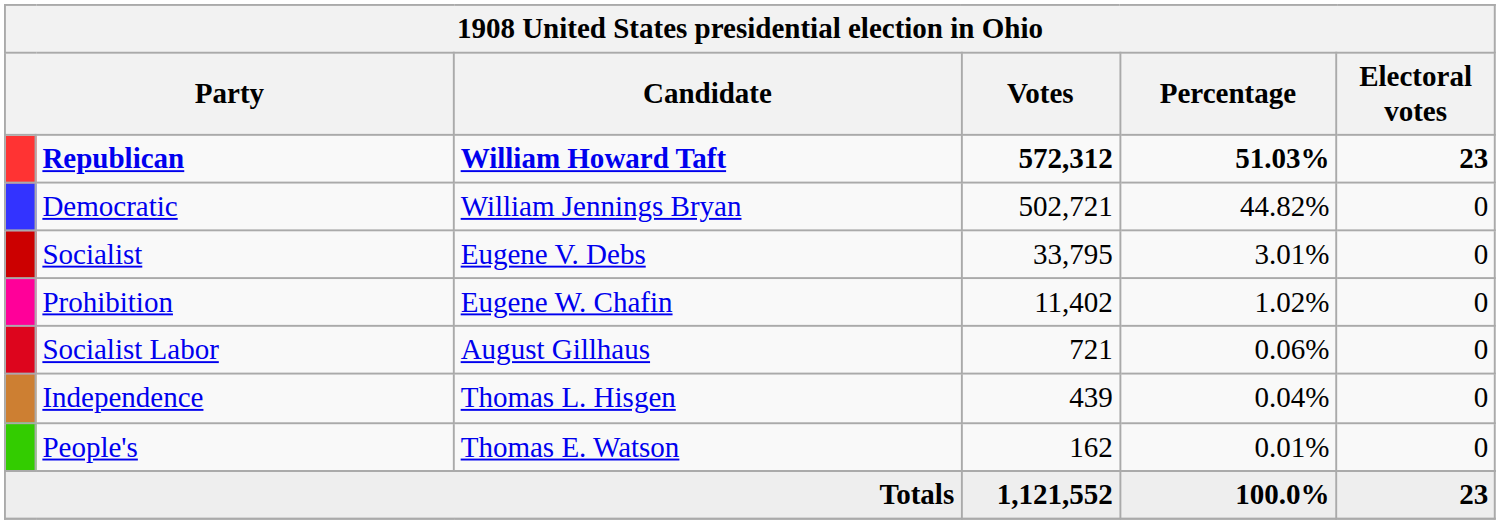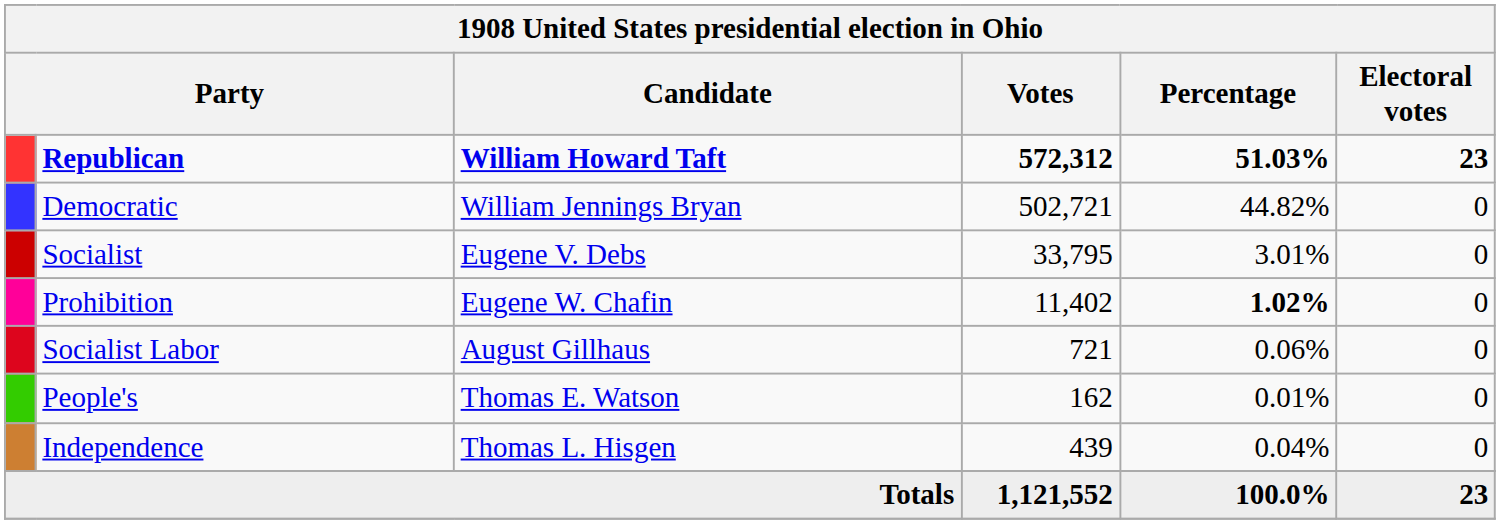(1292, 302) normal -> (1290, 302) bold
rows swapped: (123, 398) <-> (90, 445)
